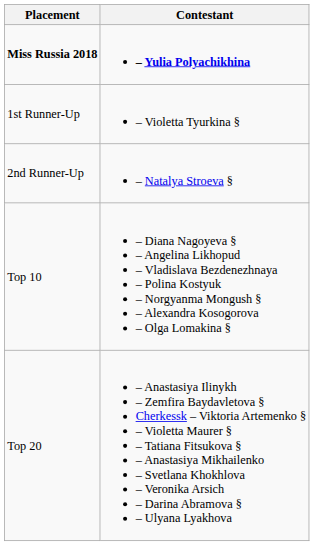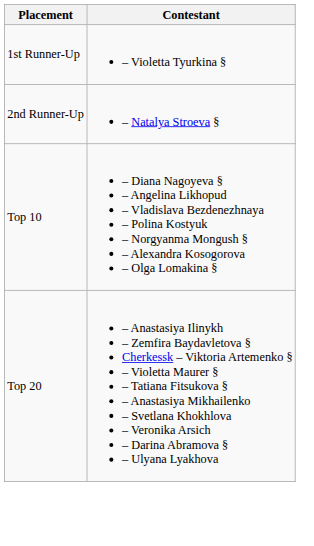- row: (52, 54)
